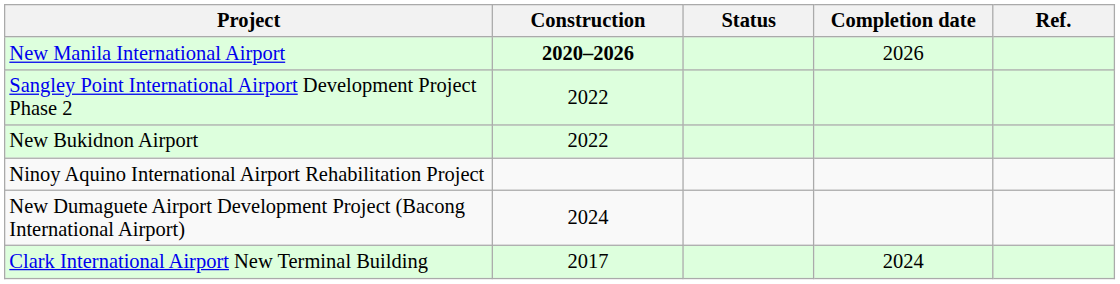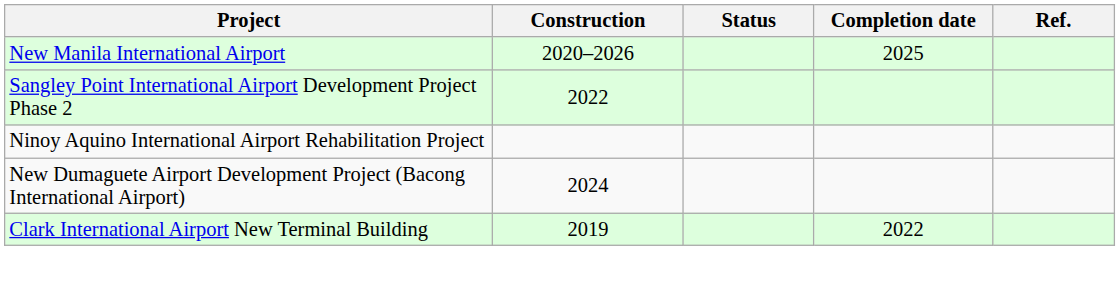(588, 53) bold -> (588, 53) normal
(903, 53) 2026 -> (903, 53) 2025
- row: (104, 141)
(588, 261) 2017 -> (588, 229) 2019
(903, 261) 2024 -> (903, 229) 2022
